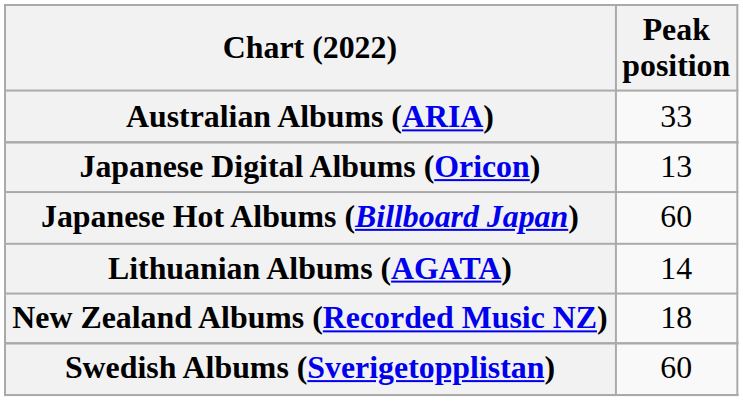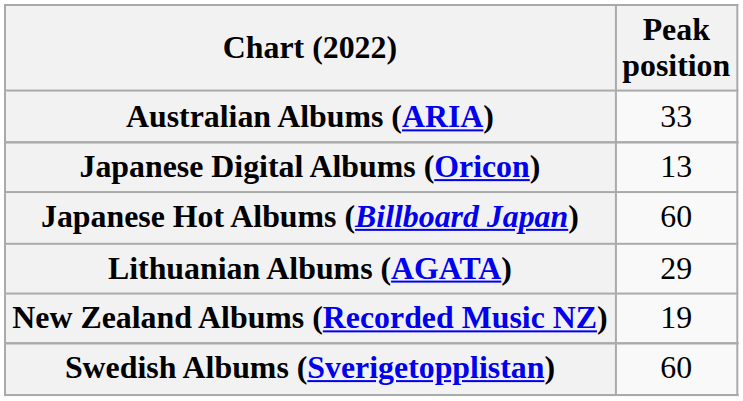(676, 267) 14 -> (676, 267) 29
(676, 318) 18 -> (676, 318) 19
